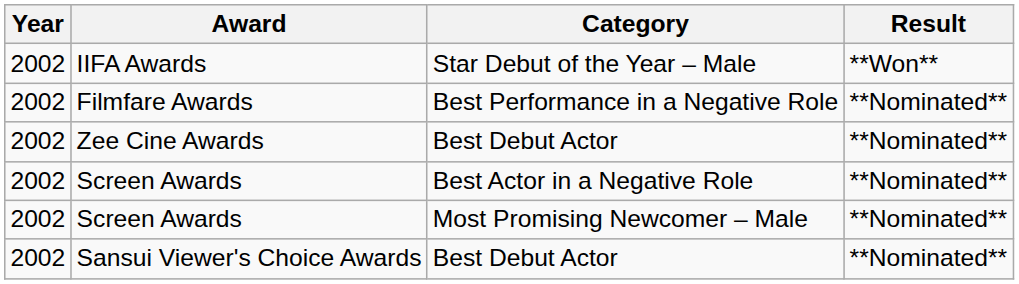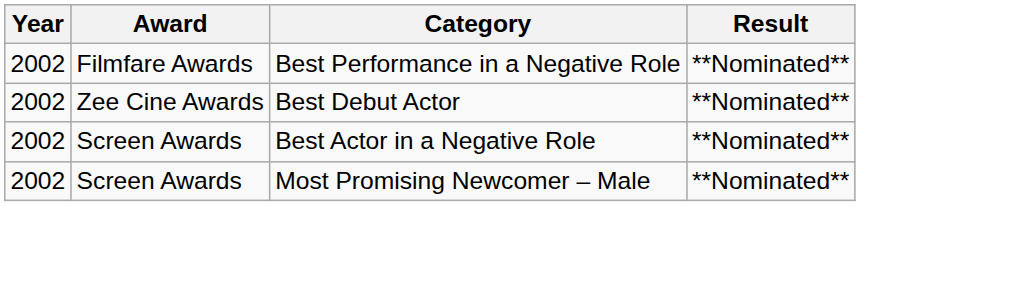- row: (141, 63)
- row: (249, 258)
